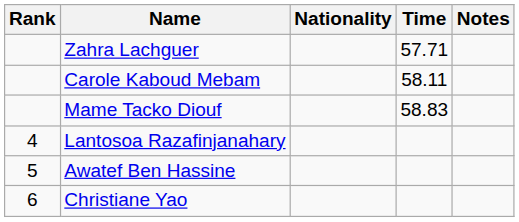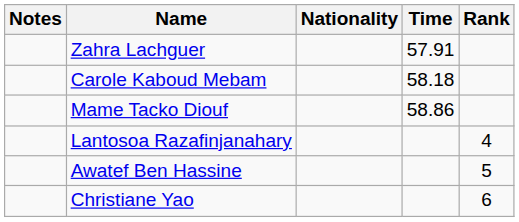columns swapped: (32, 19) <-> (483, 19)
(424, 49) 57.71 -> (431, 49) 57.91
(424, 79) 58.11 -> (431, 79) 58.18
(424, 110) 58.83 -> (431, 110) 58.86
